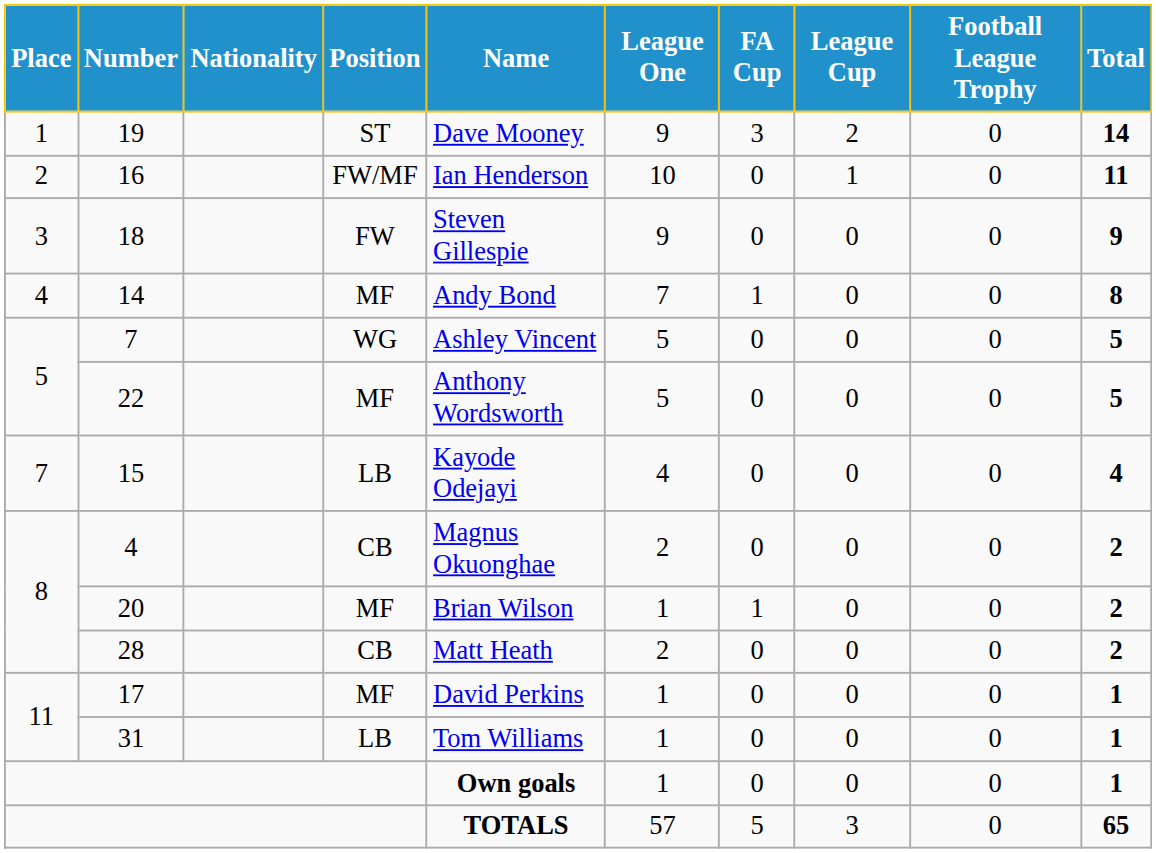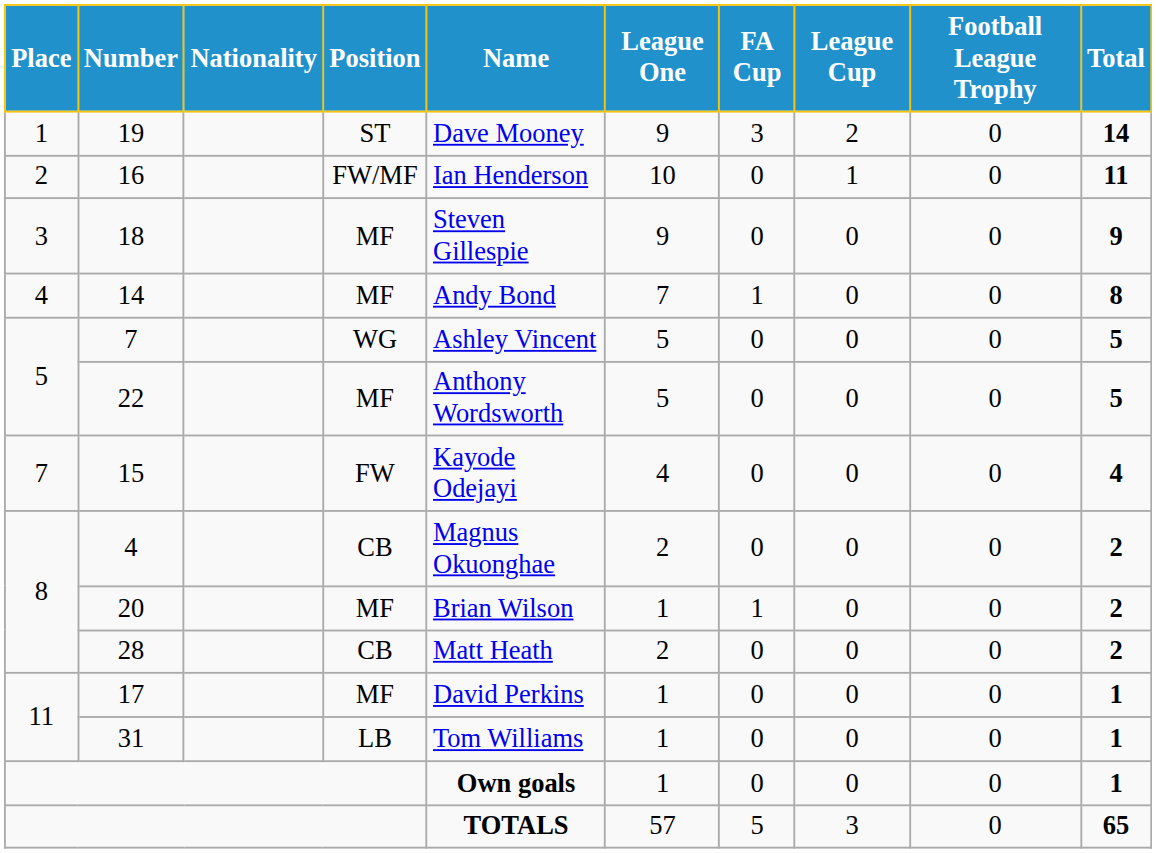(375, 236) FW -> (375, 236) MF
(375, 473) LB -> (375, 473) FW
